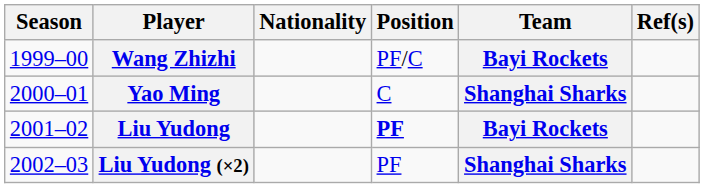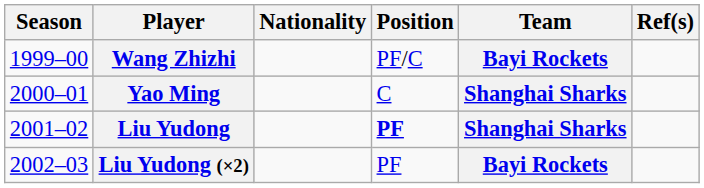(545, 128) Bayi Rockets -> (545, 128) Shanghai Sharks
(545, 164) Shanghai Sharks -> (545, 164) Bayi Rockets
